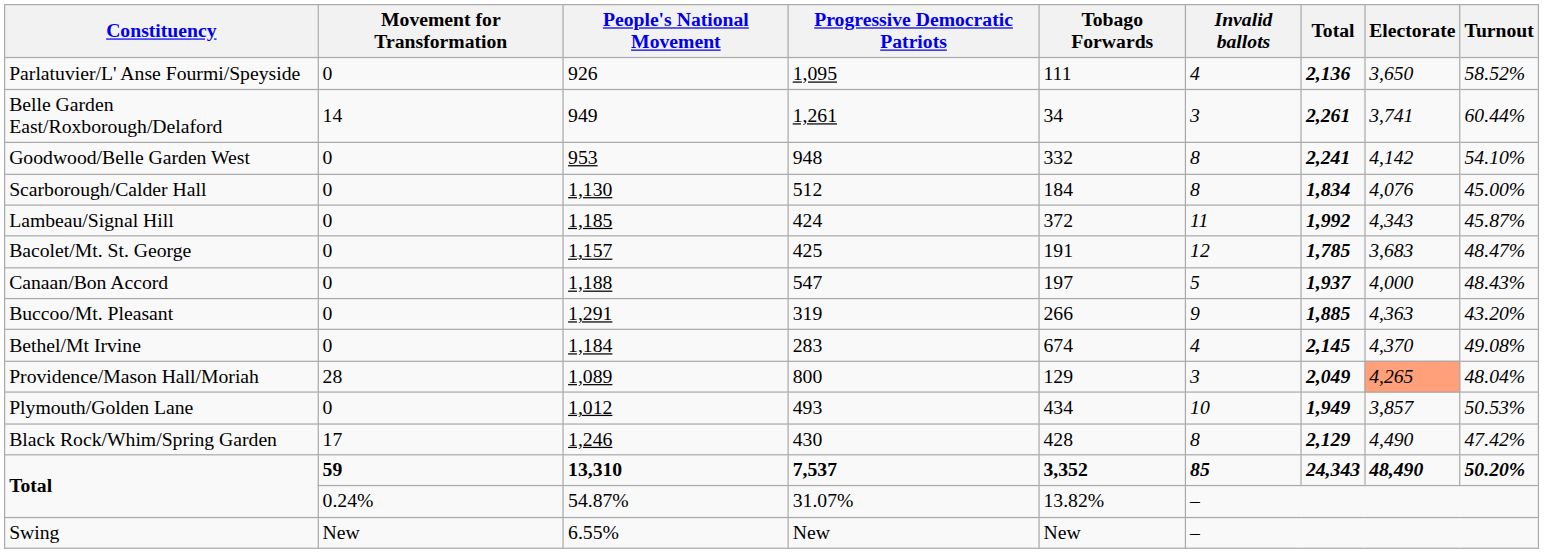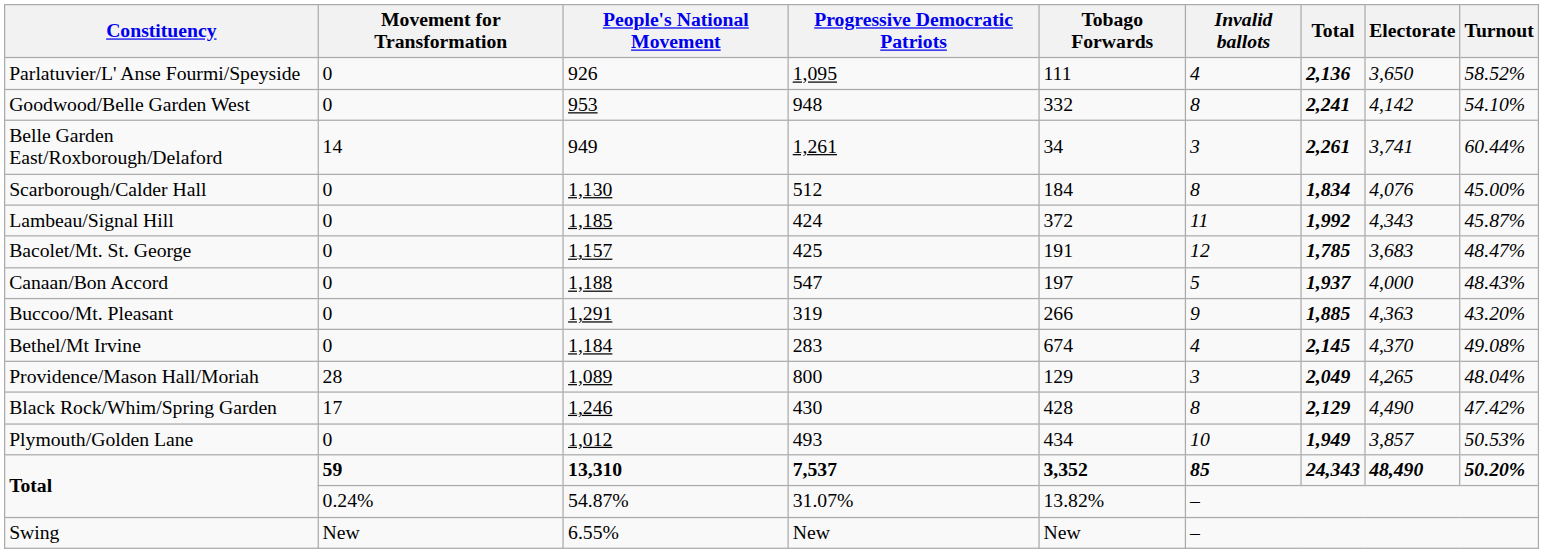rows swapped: (130, 158) <-> (116, 115)
(1391, 376) lightsalmon background -> (1391, 376) no background
rows swapped: (101, 407) <-> (143, 438)
